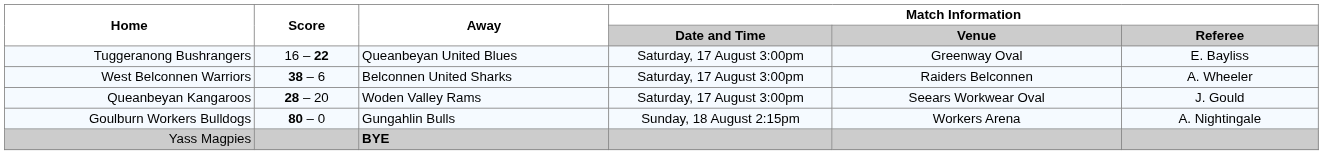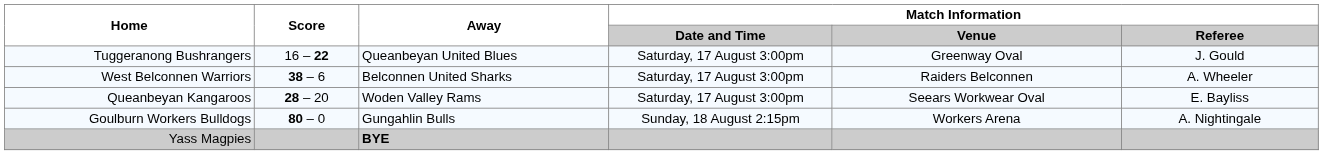(1220, 56) E. Bayliss -> (1220, 56) J. Gould
(1220, 97) J. Gould -> (1220, 97) E. Bayliss
